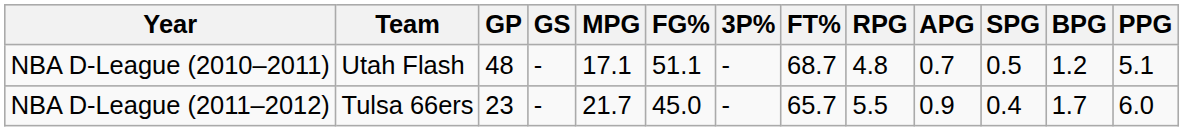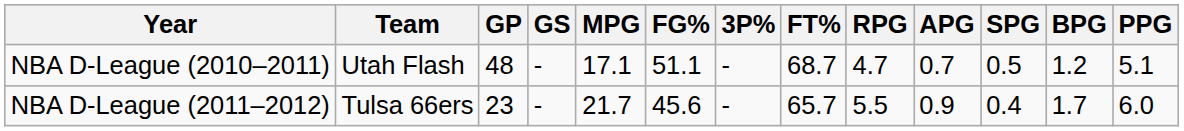(870, 65) 4.8 -> (870, 65) 4.7
(677, 105) 45.0 -> (677, 105) 45.6
